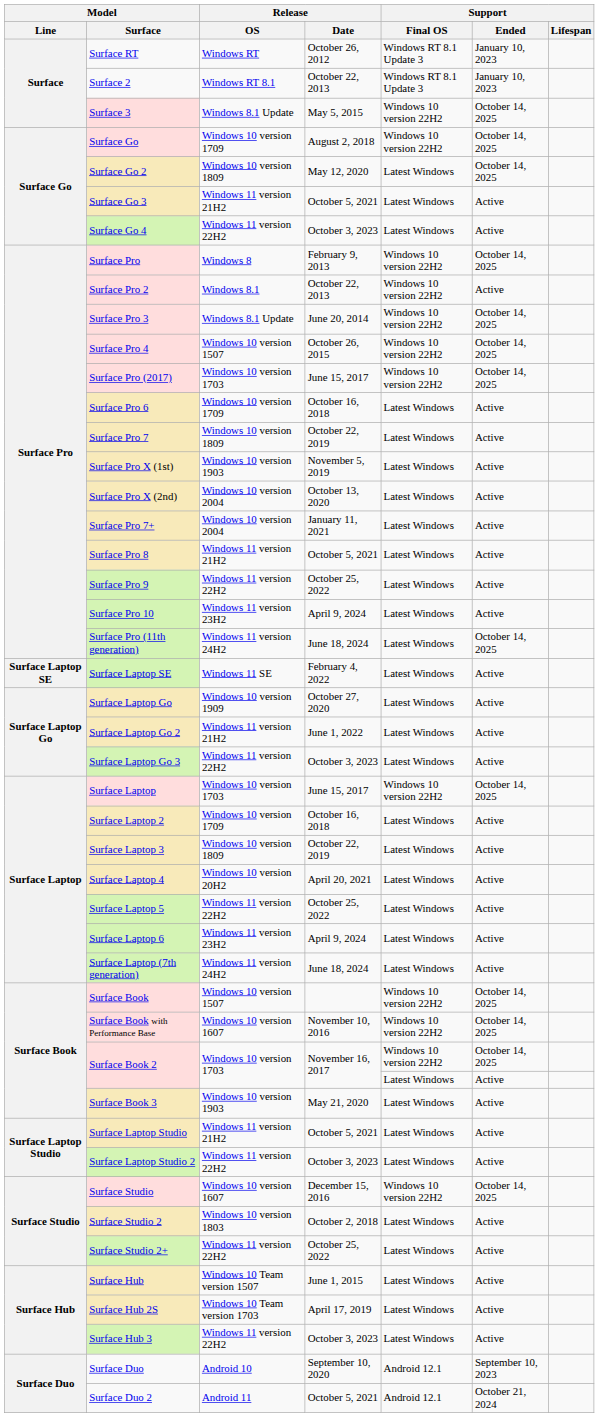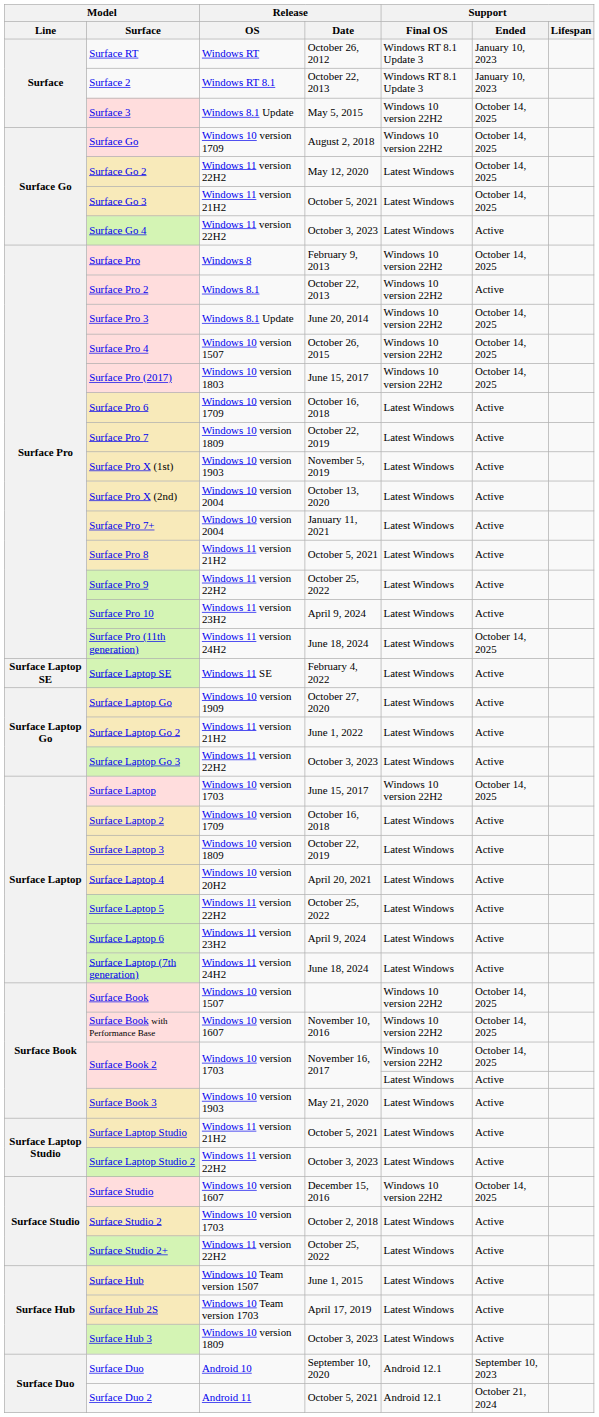(247, 171) Windows 10 version 1809 -> (246, 171) Windows 11 version 22H2
(489, 201) Active -> (501, 201) October 14, 2025
(247, 378) Windows 10 version 1703 -> (247, 378) Windows 10 version 1803
(247, 1221) Windows 10 version 1803 -> (247, 1221) Windows 10 version 1703
(246, 1339) Windows 11 version 22H2 -> (247, 1339) Windows 10 version 1809
